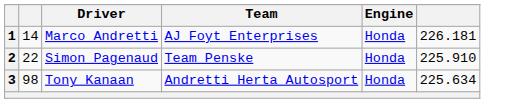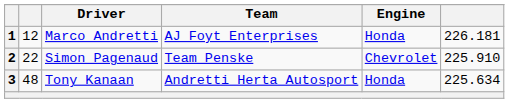(30, 37) 14 -> (30, 37) 12
(385, 59) Honda -> (401, 59) Chevrolet
(30, 81) 98 -> (30, 81) 48
